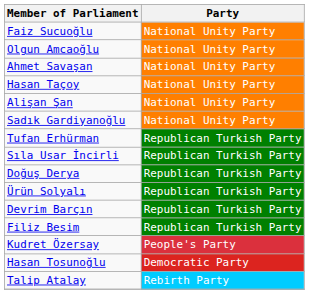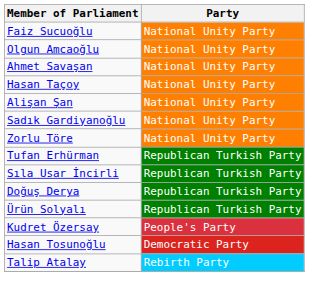+ row: (40, 138)
- row: (50, 209)
- row: (43, 227)
